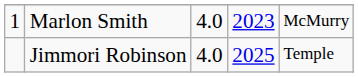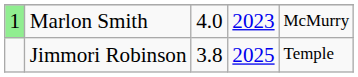(15, 21) no background -> (15, 21) lightgreen background
(209, 54) 4.0 -> (209, 54) 3.8
